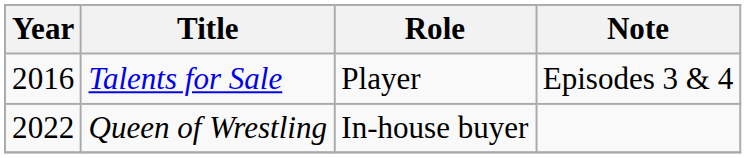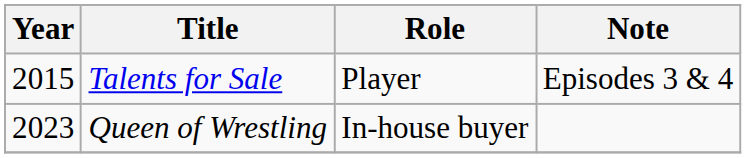(43, 78) 2016 -> (43, 78) 2015
(43, 127) 2022 -> (43, 127) 2023
